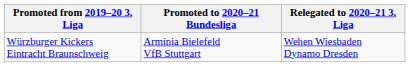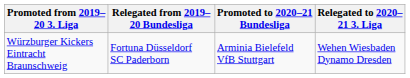+ column: (161, 18)
